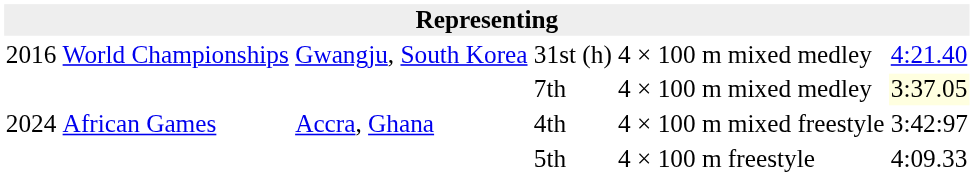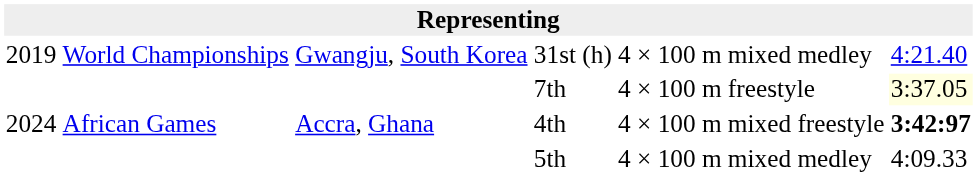(31, 54) 2016 -> (31, 54) 2019
(745, 89) 4 × 100 m mixed medley -> (717, 89) 4 × 100 m freestyle
(929, 123) normal -> (931, 123) bold
(717, 158) 4 × 100 m freestyle -> (745, 158) 4 × 100 m mixed medley
